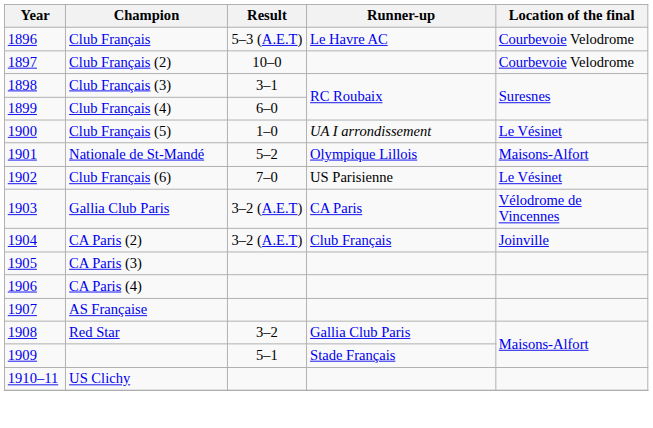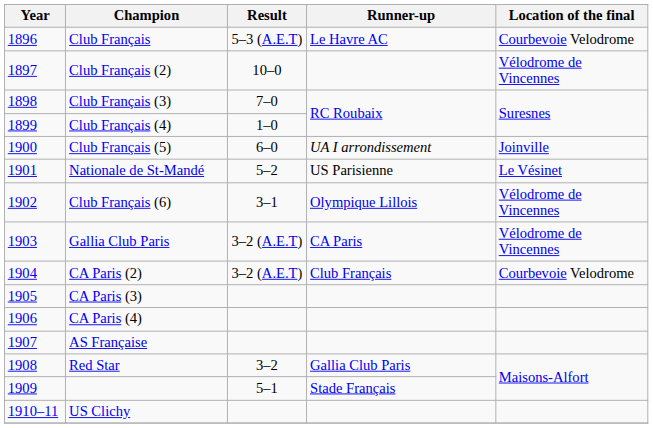(566, 62) Courbevoie Velodrome -> (540, 70) Vélodrome de Vincennes
(267, 85) 3–1 -> (267, 101) 7–0
(267, 108) 6–0 -> (267, 124) 1–0
(267, 131) 1–0 -> (267, 147) 6–0
(530, 131) Le Vésinet -> (524, 147) Joinville
(364, 154) Olympique Lillois -> (351, 170) US Parisienne
(544, 154) Maisons-Alfort -> (530, 170) Le Vésinet
(267, 177) 7–0 -> (267, 202) 3–1
(351, 177) US Parisienne -> (364, 202) Olympique Lillois
(530, 177) Le Vésinet -> (540, 202) Vélodrome de Vincennes
(524, 240) Joinville -> (566, 273) Courbevoie Velodrome
